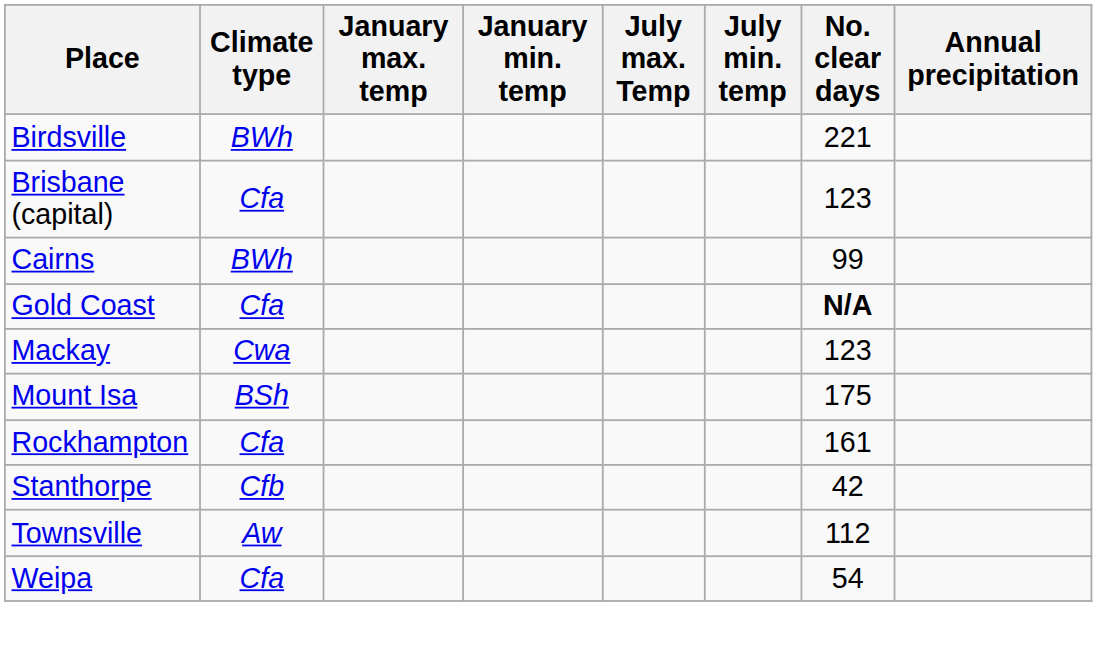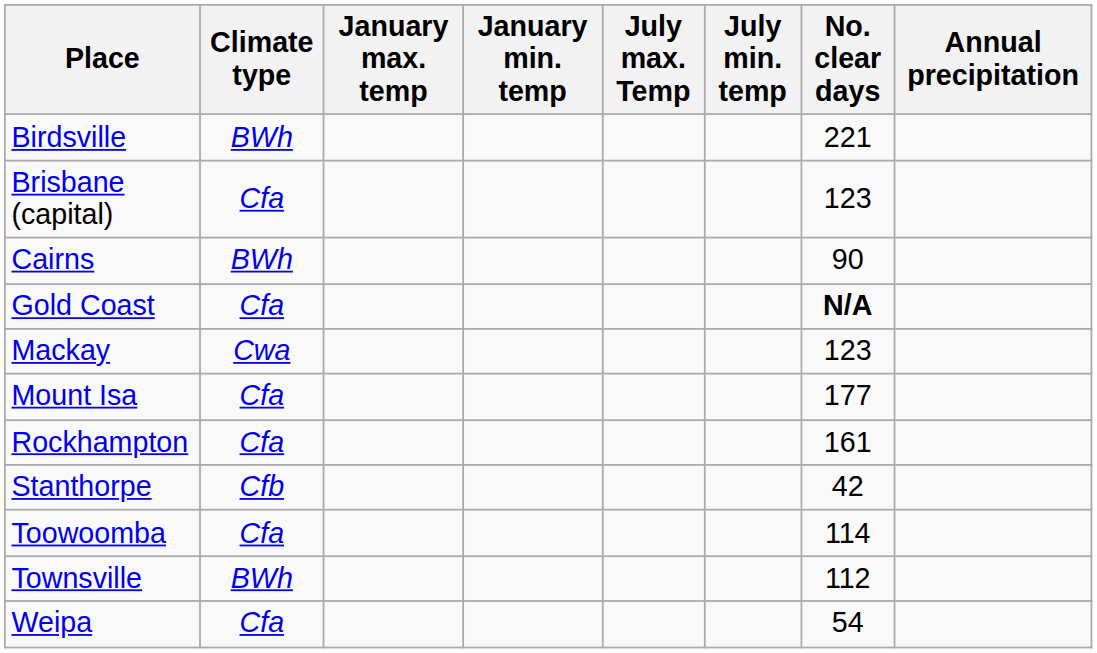(848, 260) 99 -> (848, 260) 90
(262, 396) BSh -> (262, 396) Cfa
(848, 396) 175 -> (848, 396) 177
+ row: (89, 532)
(262, 532) Aw -> (262, 578) BWh
